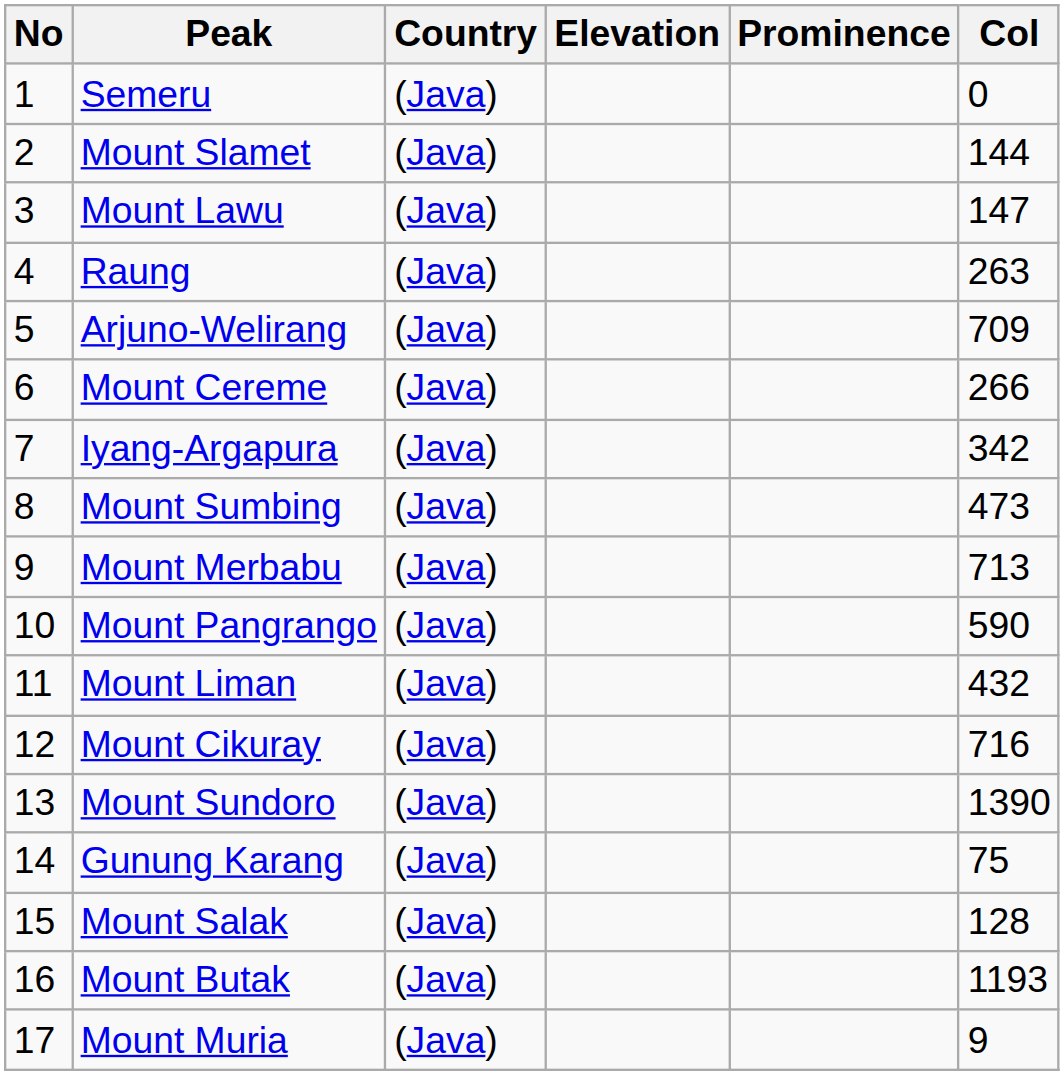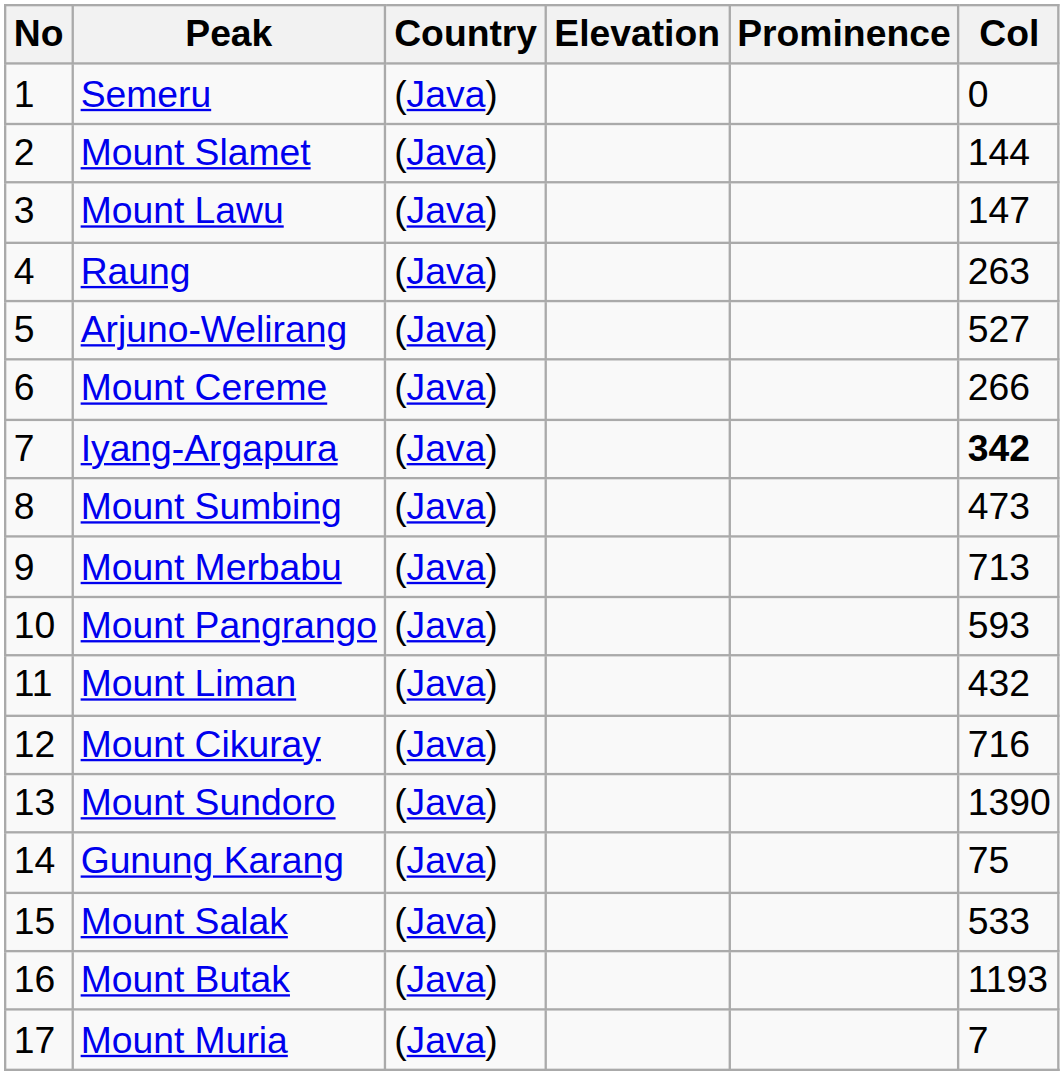(999, 329) 709 -> (999, 329) 527
(999, 447) normal -> (999, 447) bold
(999, 625) 590 -> (999, 625) 593
(999, 920) 128 -> (999, 920) 533
(978, 1039) 9 -> (978, 1039) 7
